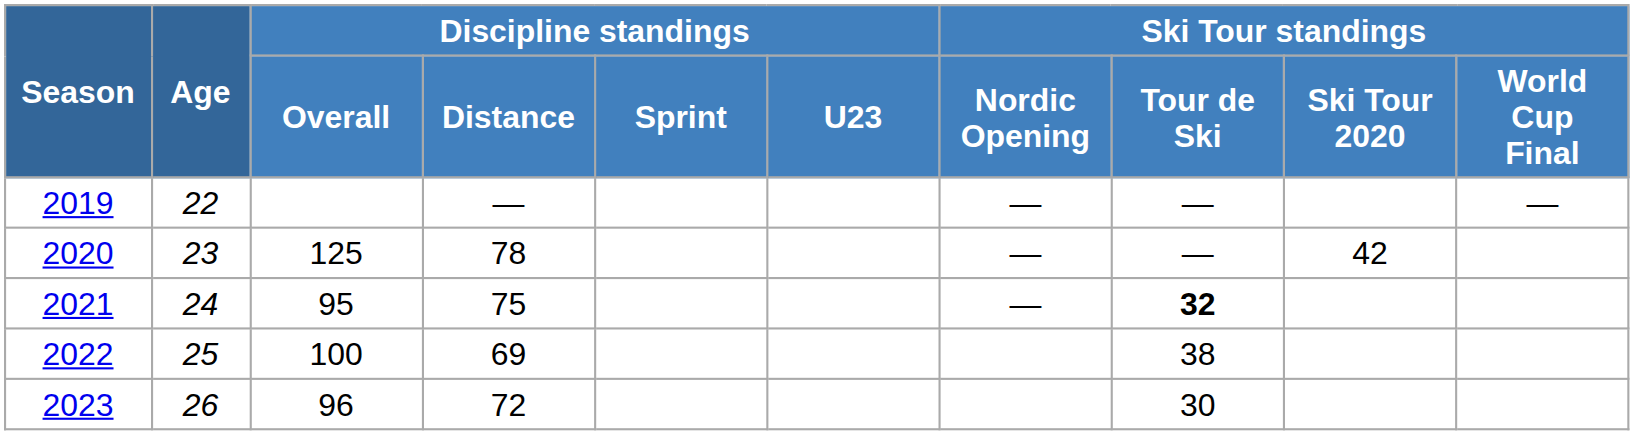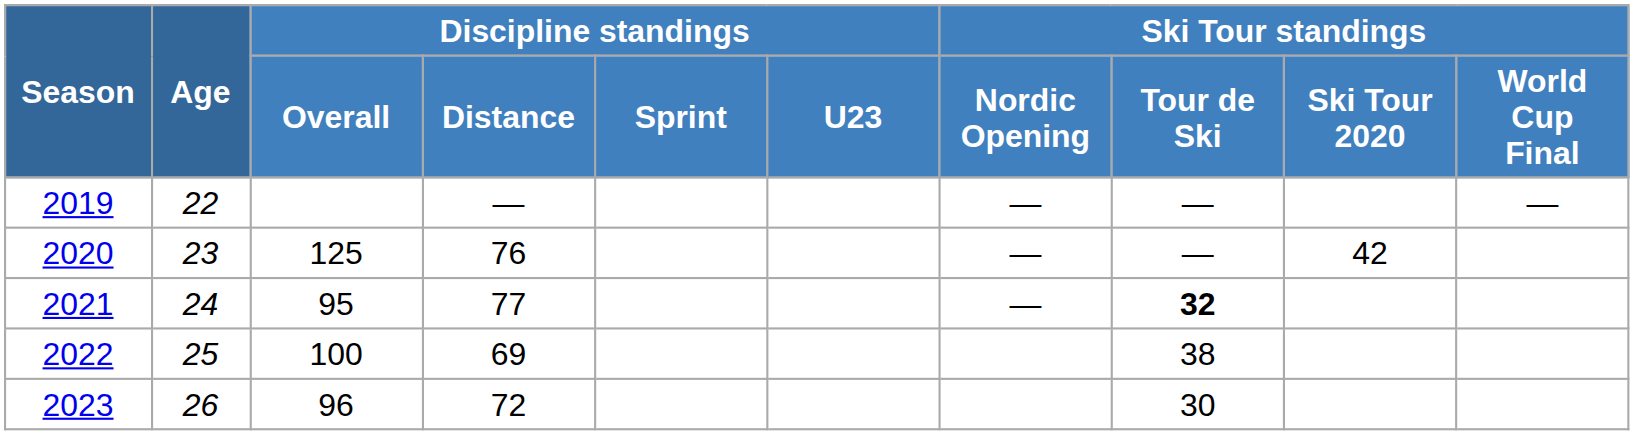(508, 253) 78 -> (508, 253) 76
(508, 304) 75 -> (508, 304) 77
